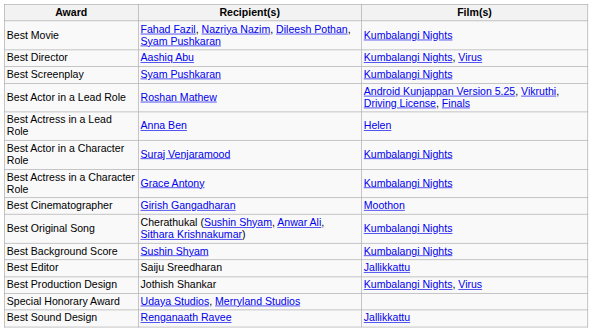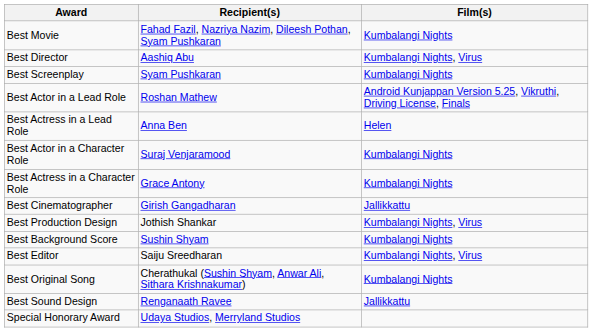(384, 206) Moothon -> (387, 206) Jallikkattu
rows swapped: (51, 228) <-> (62, 285)
(387, 268) Jallikkattu -> (423, 256) Kumbalangi Nights, Virus
rows swapped: (52, 318) <-> (63, 301)
